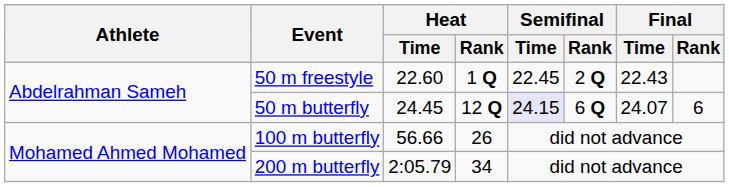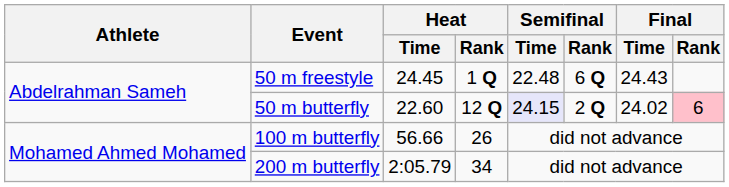(420, 78) 22.60 -> (420, 78) 24.45
(536, 78) 22.45 -> (536, 78) 22.48
(590, 78) 2 Q -> (590, 78) 6 Q
(644, 78) 22.43 -> (644, 78) 24.43
(420, 108) 24.45 -> (420, 108) 22.60
(590, 108) 6 Q -> (590, 108) 2 Q
(644, 108) 24.07 -> (644, 108) 24.02
(698, 108) no background -> (698, 108) pink background
